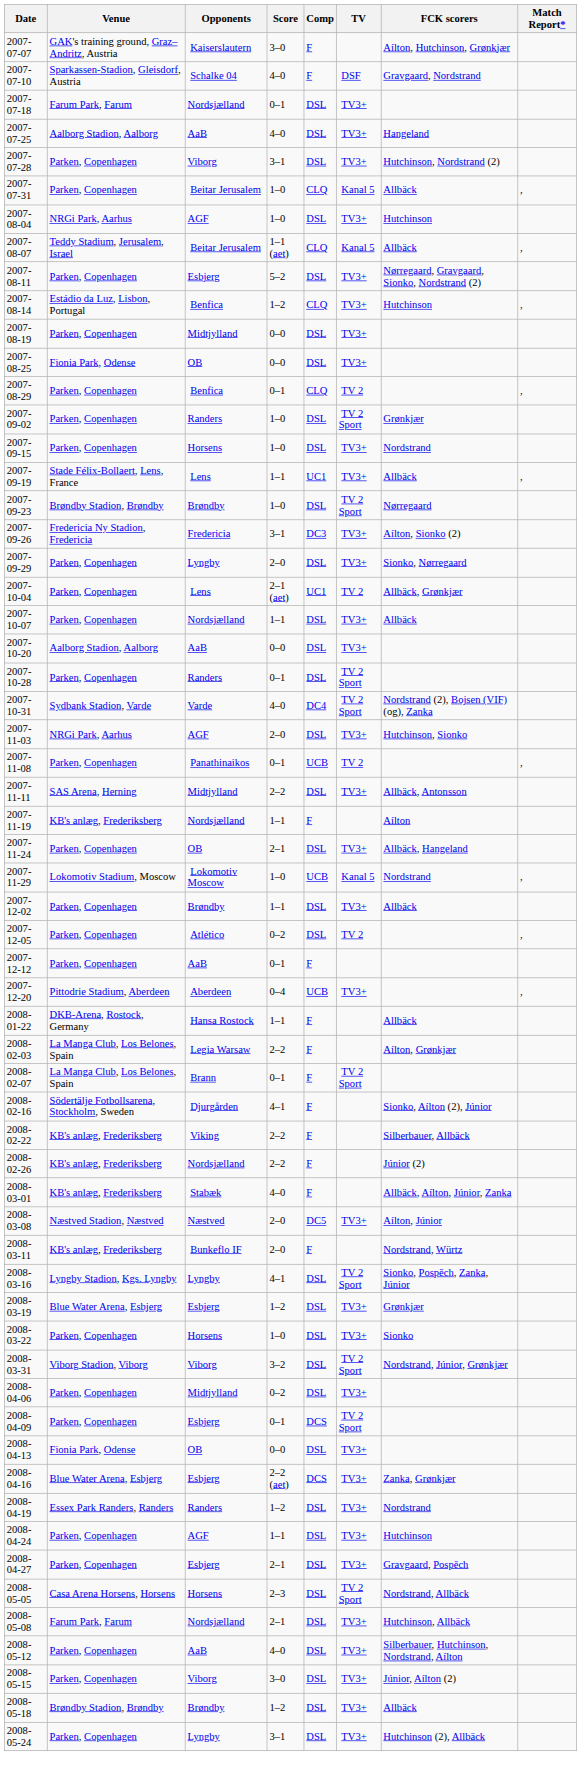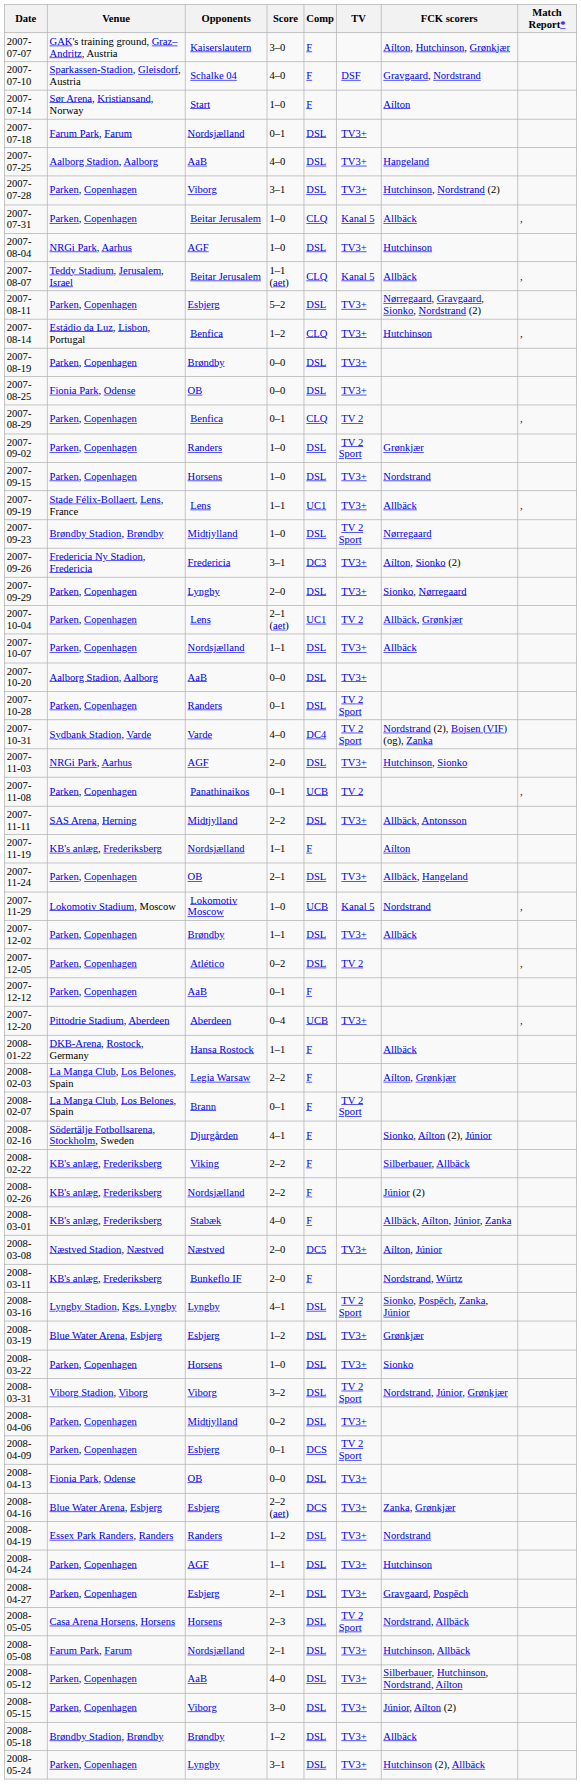+ row: (19, 104)
(213, 333) Midtjylland -> (206, 362) Brøndby
(206, 505) Brøndby -> (213, 534) Midtjylland
